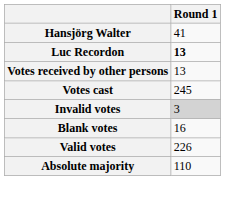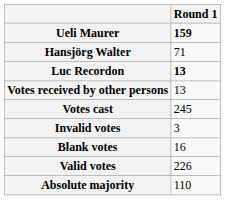+ row: (88, 33)
(180, 33) 41 -> (180, 52) 71
(177, 109) lightgrey background -> (177, 128) no background
